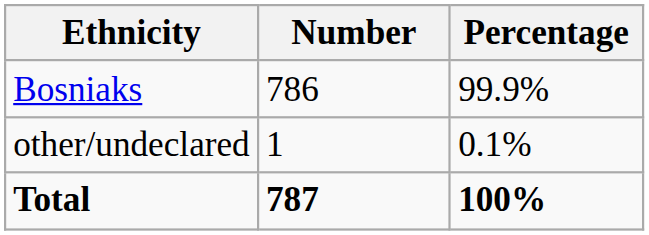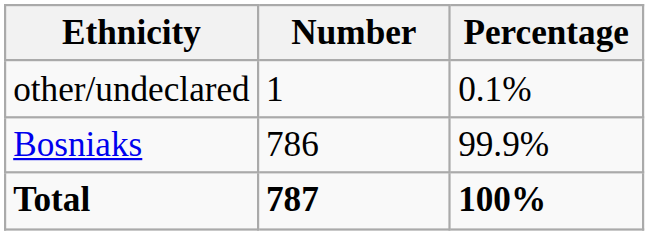rows swapped: (78, 88) <-> (131, 144)
